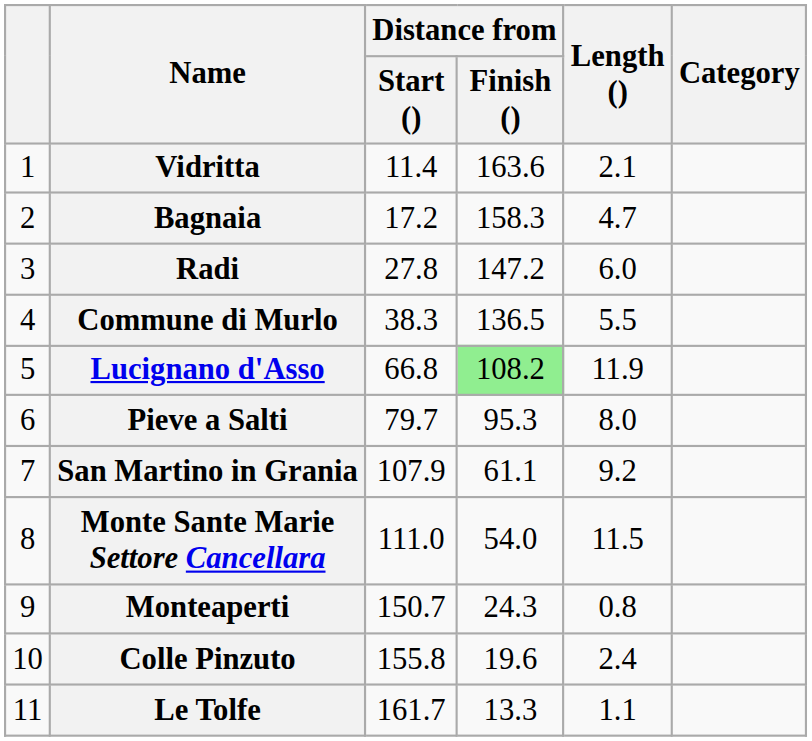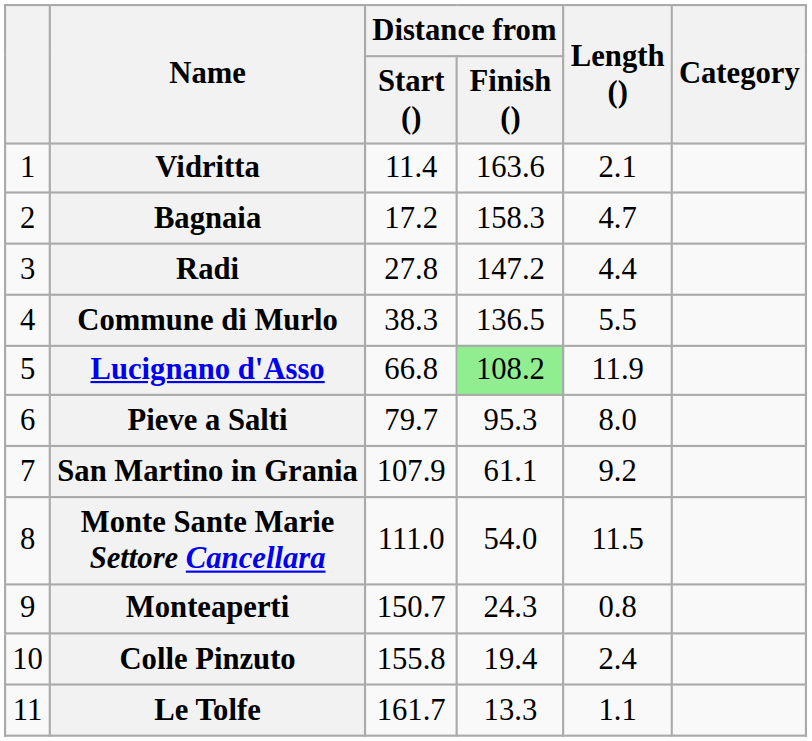(618, 268) 6.0 -> (618, 268) 4.4
(510, 659) 19.6 -> (510, 659) 19.4
